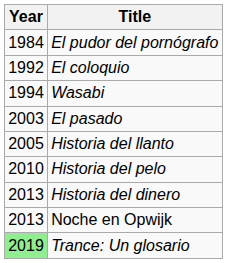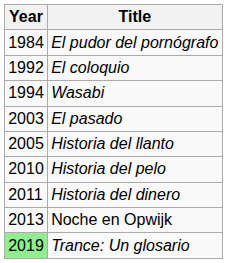(26, 194) 2013 -> (25, 194) 2011
